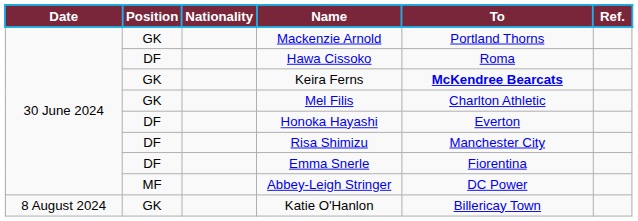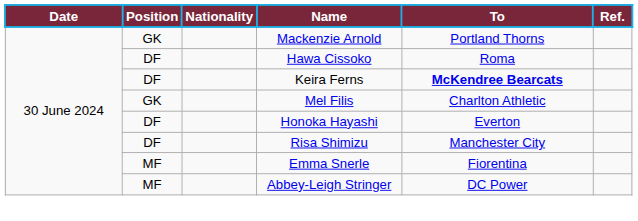(152, 80) GK -> (152, 80) DF
(152, 164) DF -> (152, 164) MF
- row: (329, 206)
